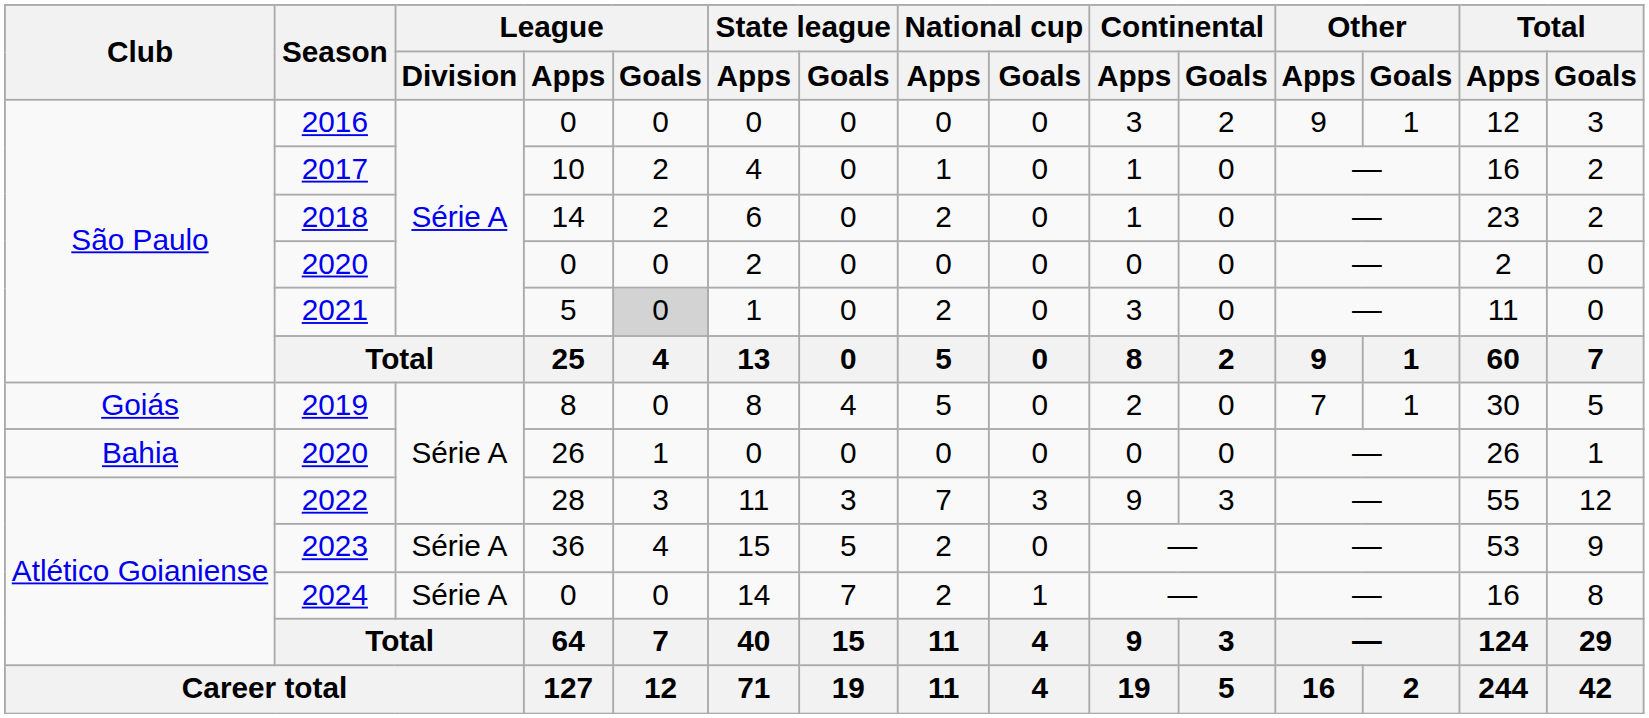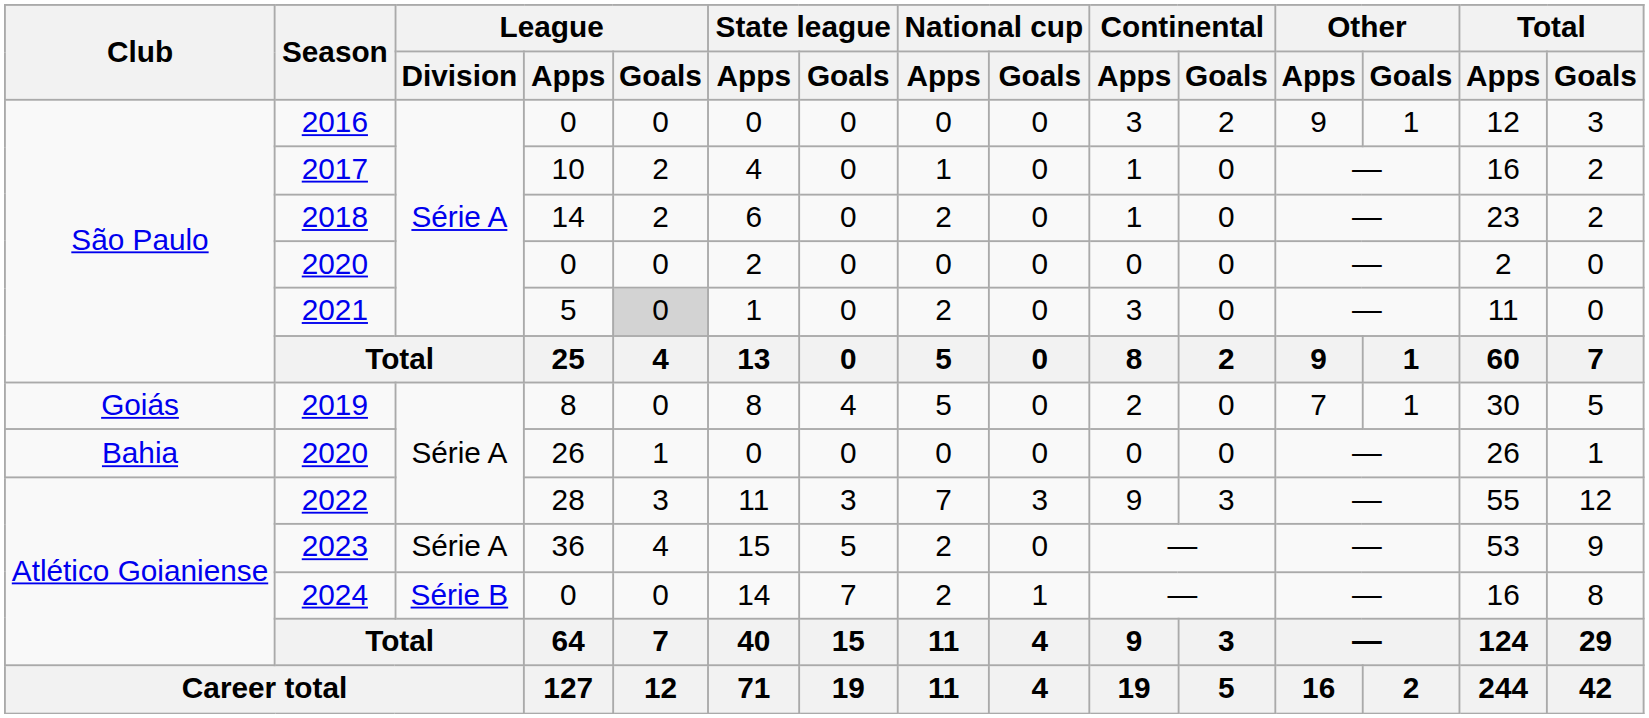(459, 594) Série A -> (459, 594) Série B
